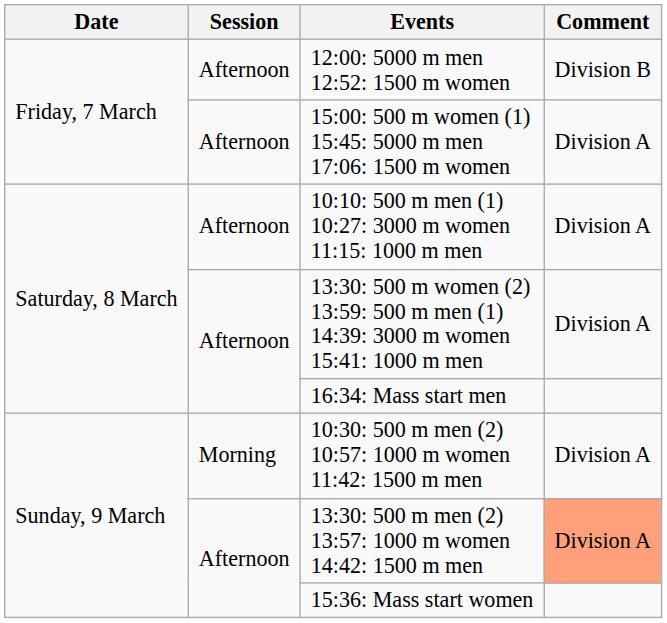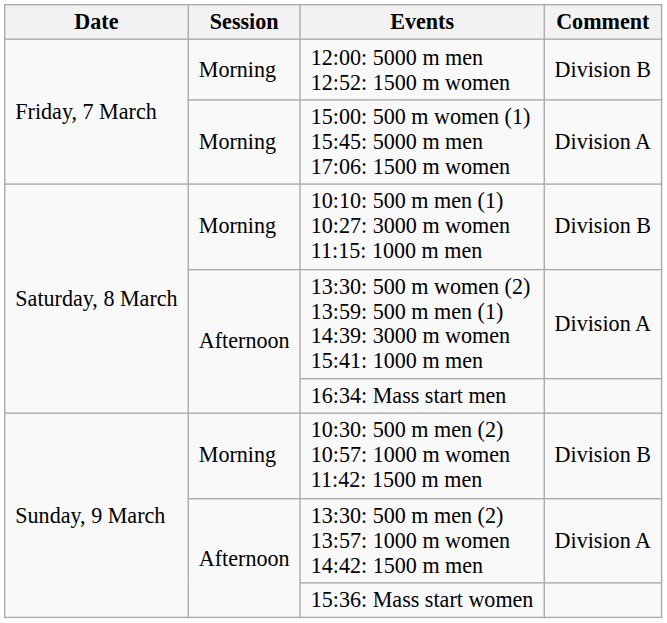(244, 69) Afternoon -> (237, 69) Morning
(244, 141) Afternoon -> (237, 141) Morning
(244, 226) Afternoon -> (237, 226) Morning
(603, 226) Division A -> (603, 226) Division B
(603, 455) Division A -> (603, 455) Division B
(603, 540) lightsalmon background -> (603, 540) no background
